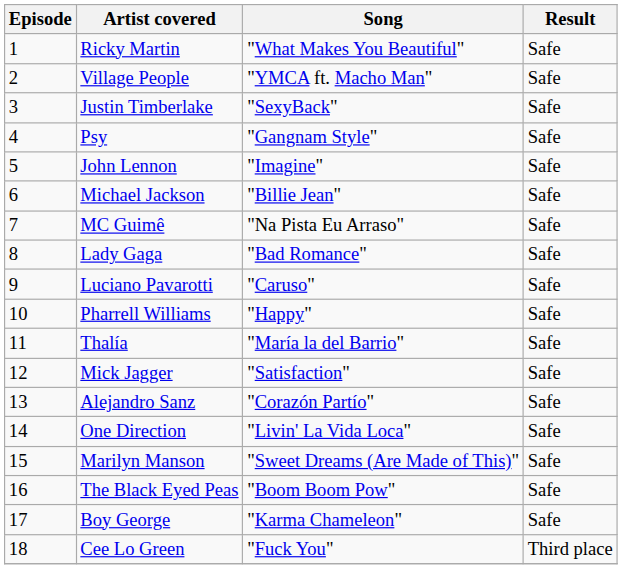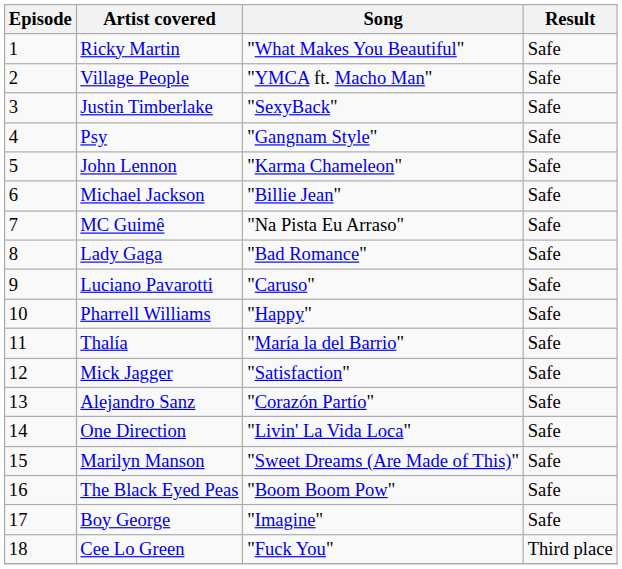(285, 166) "Imagine" -> (325, 166) "Karma Chameleon"
(325, 519) "Karma Chameleon" -> (285, 519) "Imagine"
